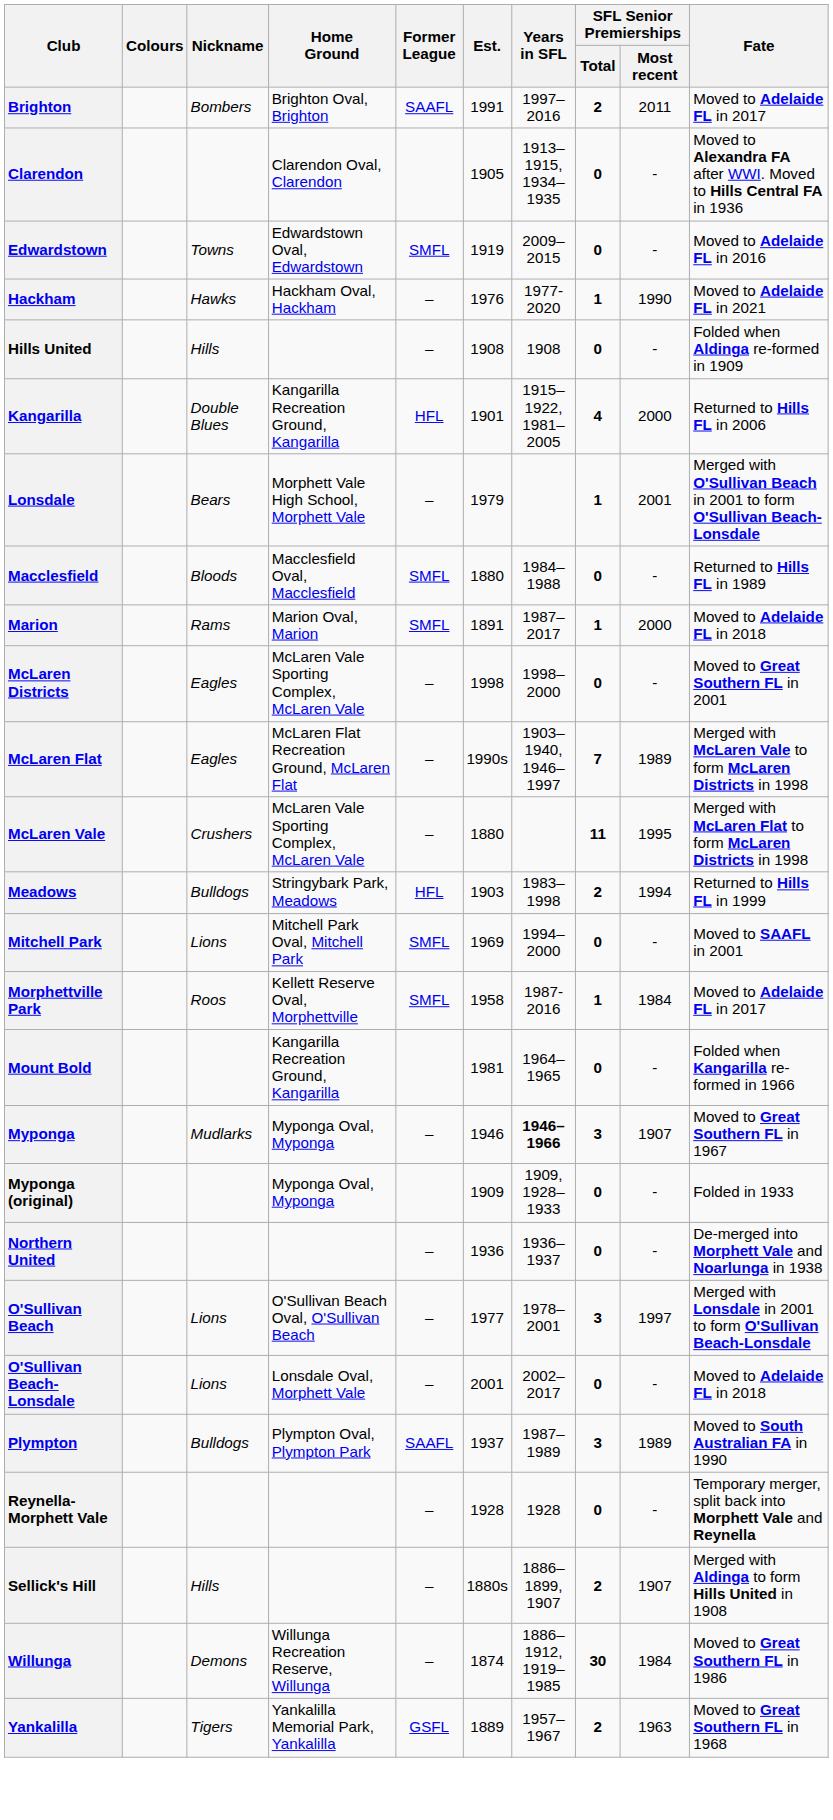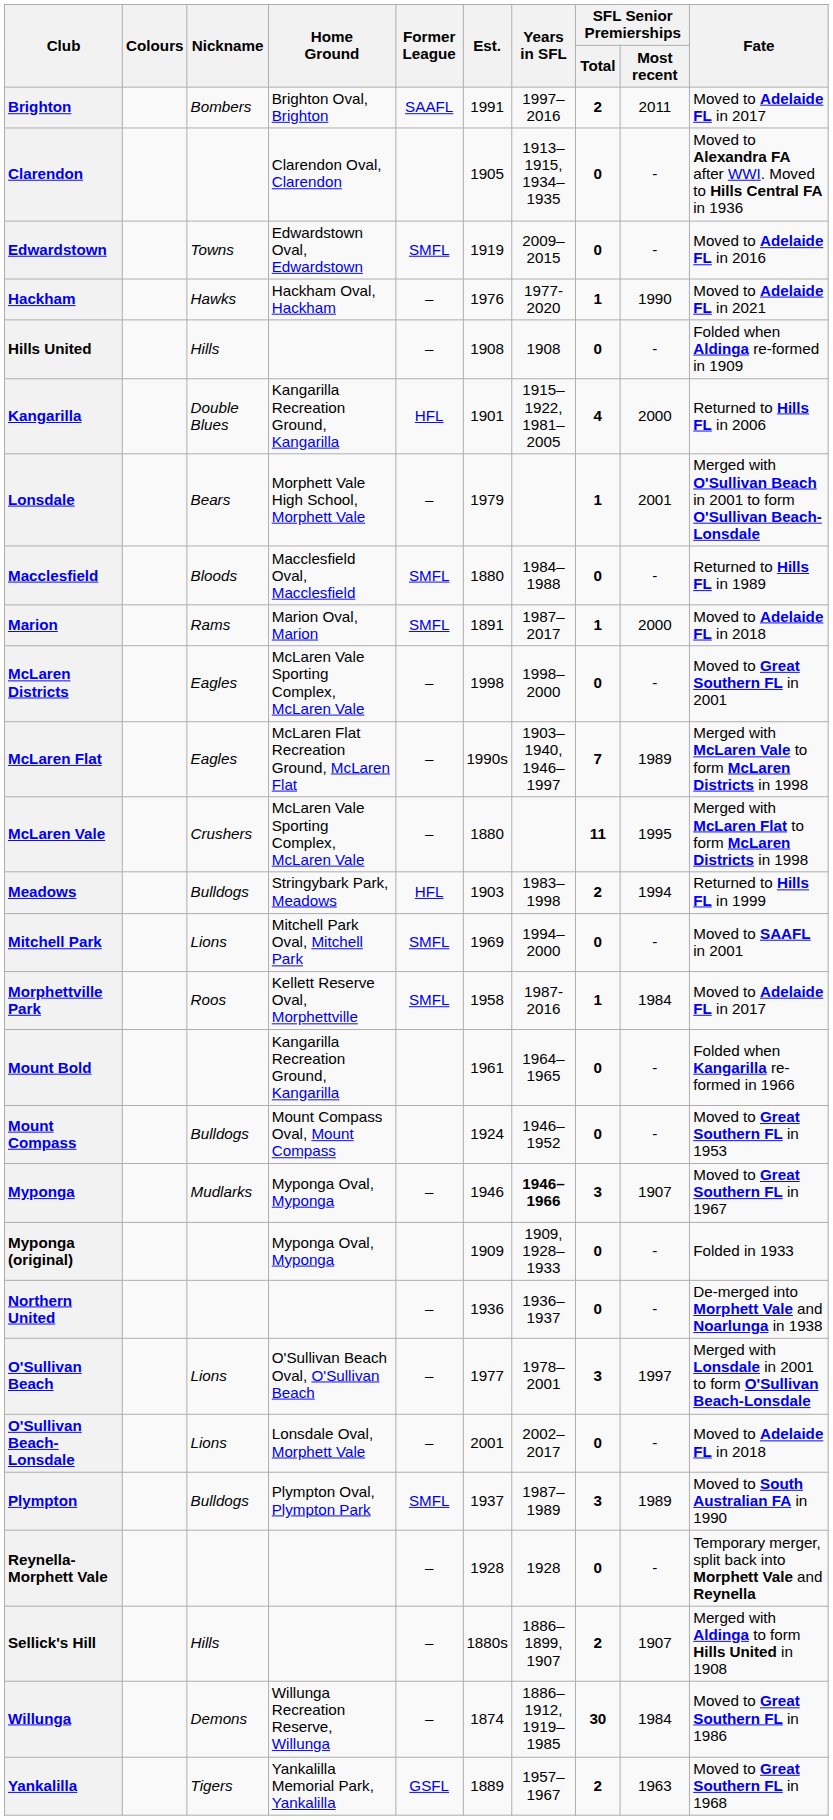(487, 1067) 1981 -> (487, 1067) 1961
+ row: (42, 1134)
(429, 1443) SAAFL -> (429, 1501) SMFL
